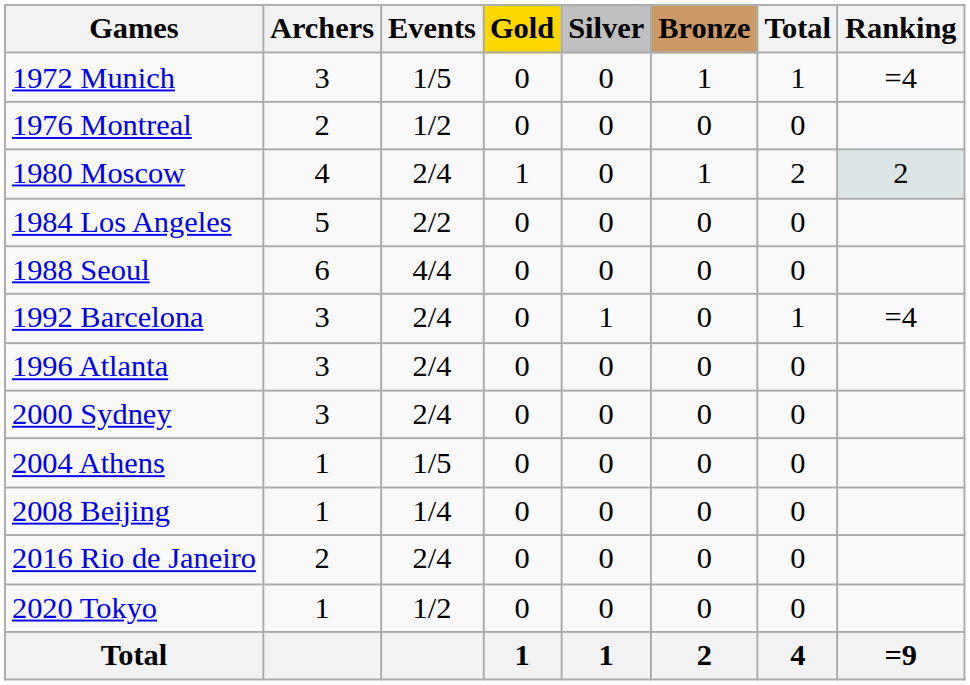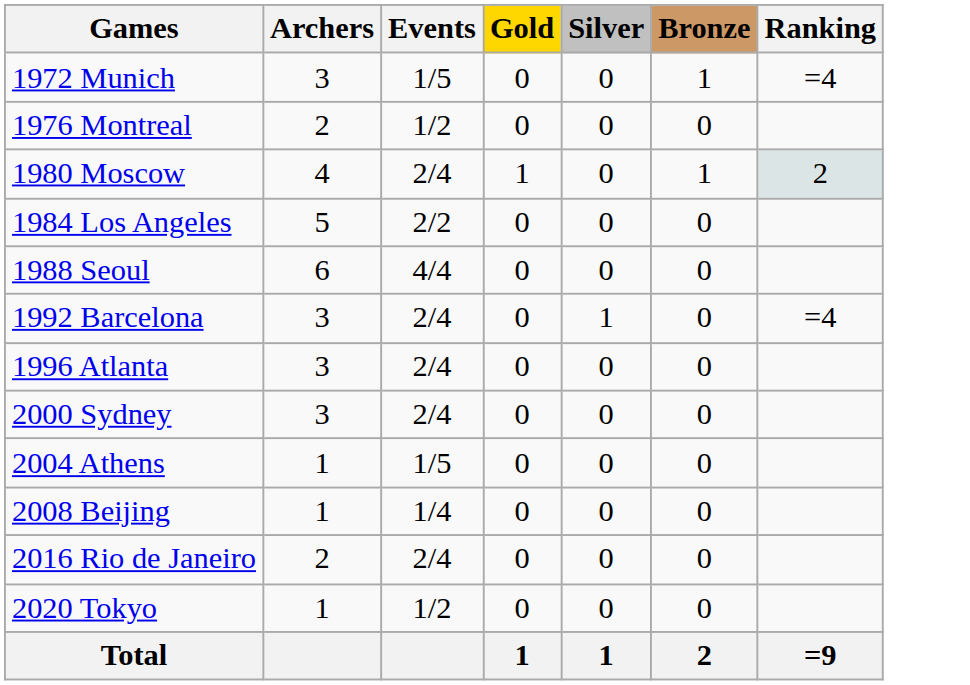- column: (798, 28)
